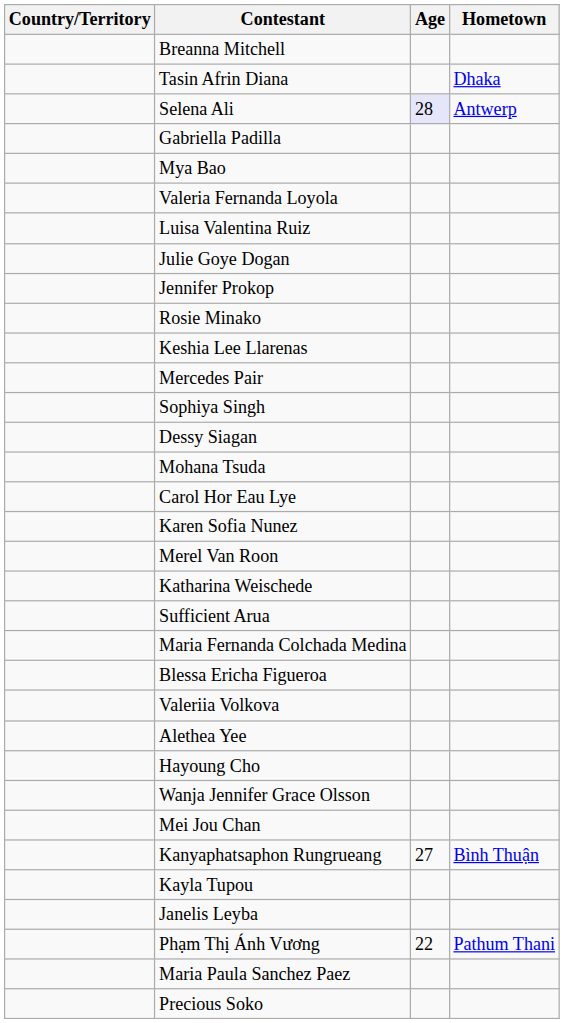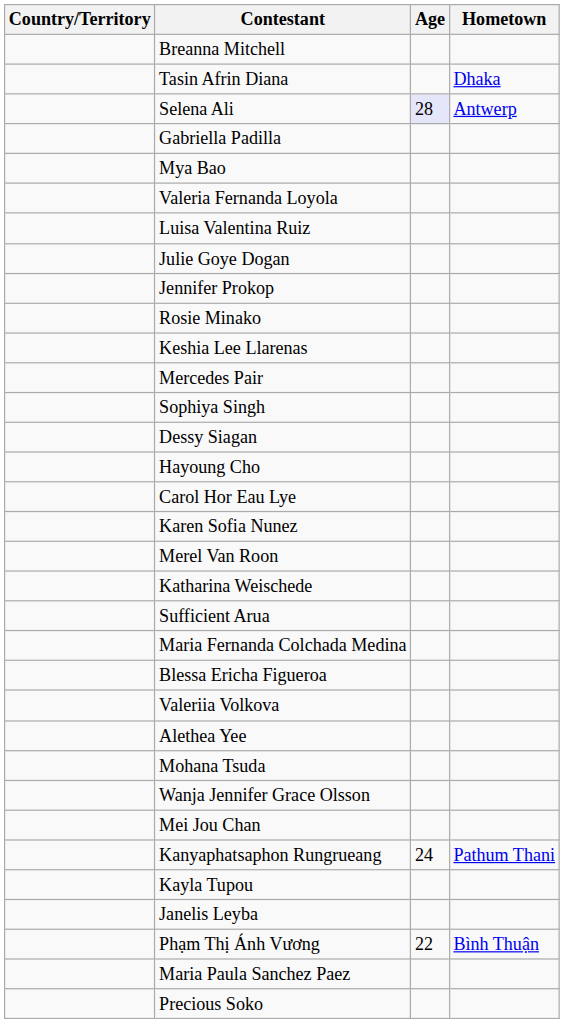rows swapped: (212, 466) <-> (210, 765)
(424, 854) 27 -> (424, 854) 24
(496, 854) Bình Thuận -> (504, 854) Pathum Thani
(504, 944) Pathum Thani -> (496, 944) Bình Thuận
